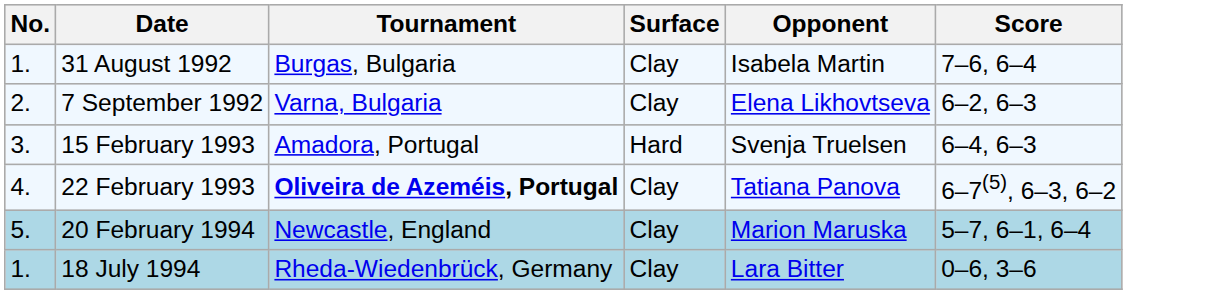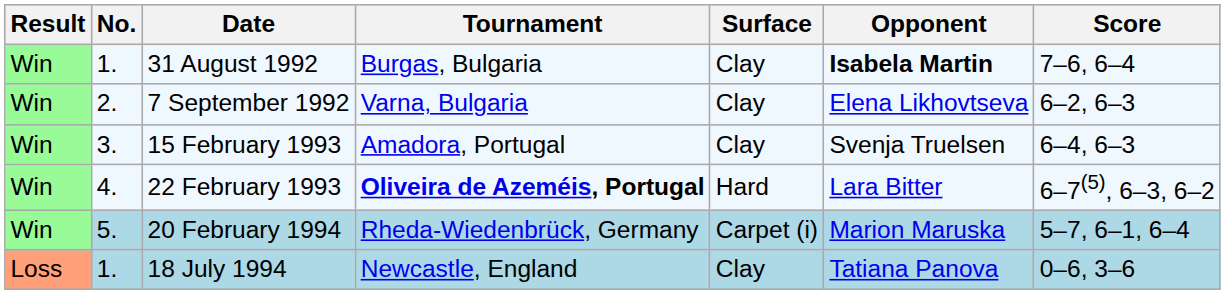+ column: (48, 23)
(808, 63) normal -> (911, 63) bold
(656, 143) Hard -> (740, 143) Clay
(654, 186) Clay -> (742, 186) Hard
(815, 186) Tatiana Panova -> (886, 186) Lara Bitter
(383, 229) Newcastle, England -> (530, 229) Rheda-Wiedenbrück, Germany
(654, 229) Clay -> (767, 229) Carpet (i)
(443, 269) Rheda-Wiedenbrück, Germany -> (469, 269) Newcastle, England
(787, 269) Lara Bitter -> (914, 269) Tatiana Panova
